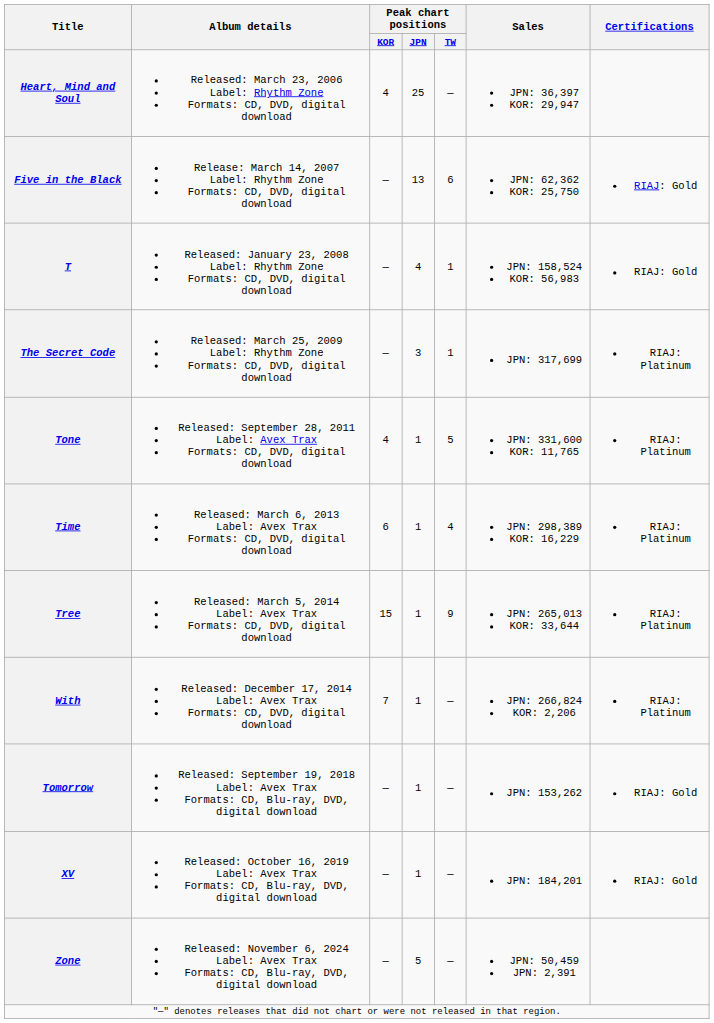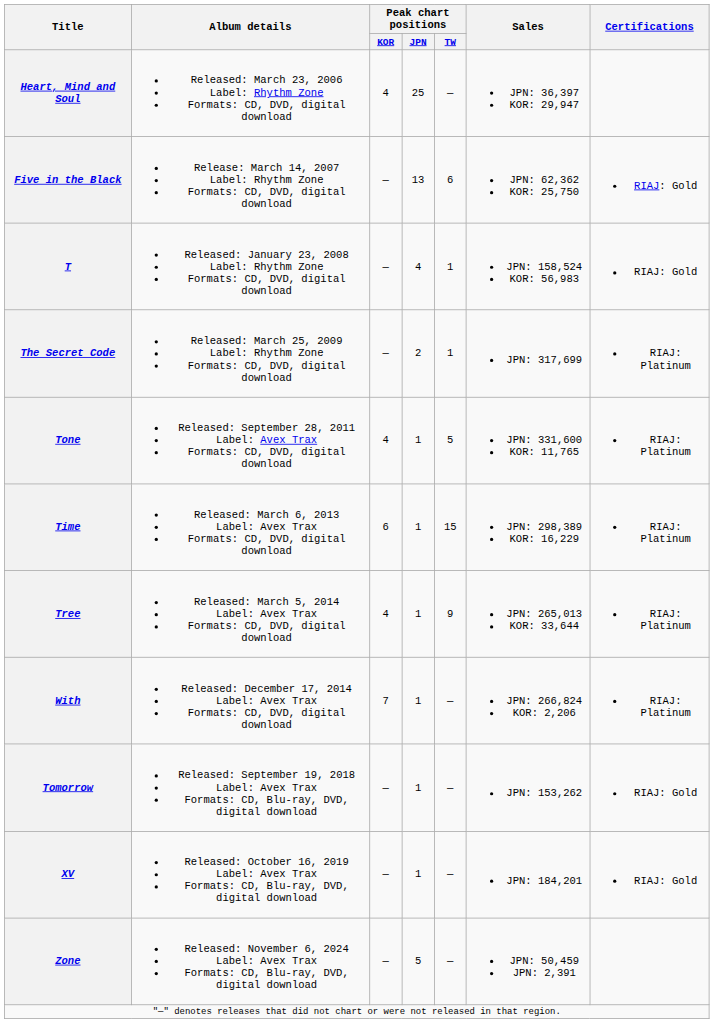(418, 354) 3 -> (418, 354) 2
(450, 527) 4 -> (450, 527) 15
(386, 614) 15 -> (386, 614) 4
